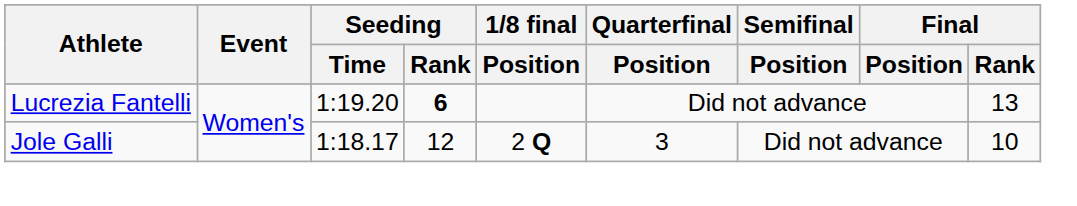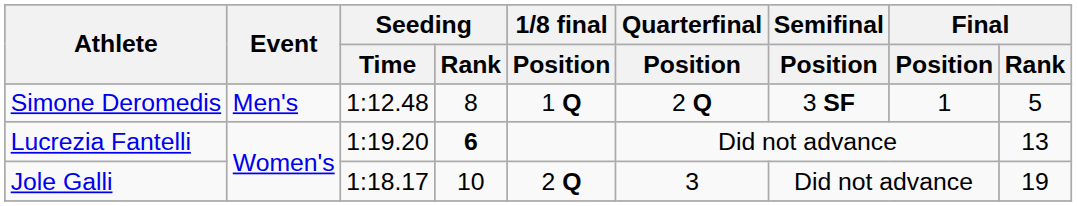+ row: (116, 103)
(441, 142) 12 -> (471, 181) 10
(1005, 142) 10 -> (1035, 181) 19
